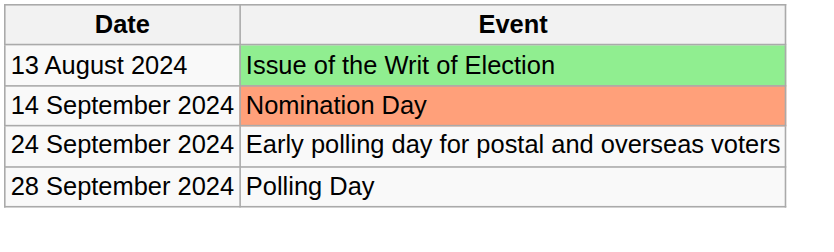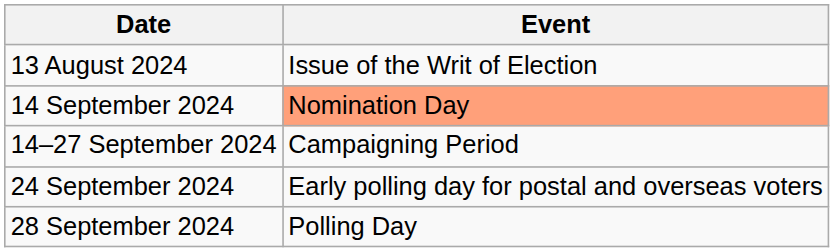(400, 65) lightgreen background -> (443, 65) no background
+ row: (144, 145)
